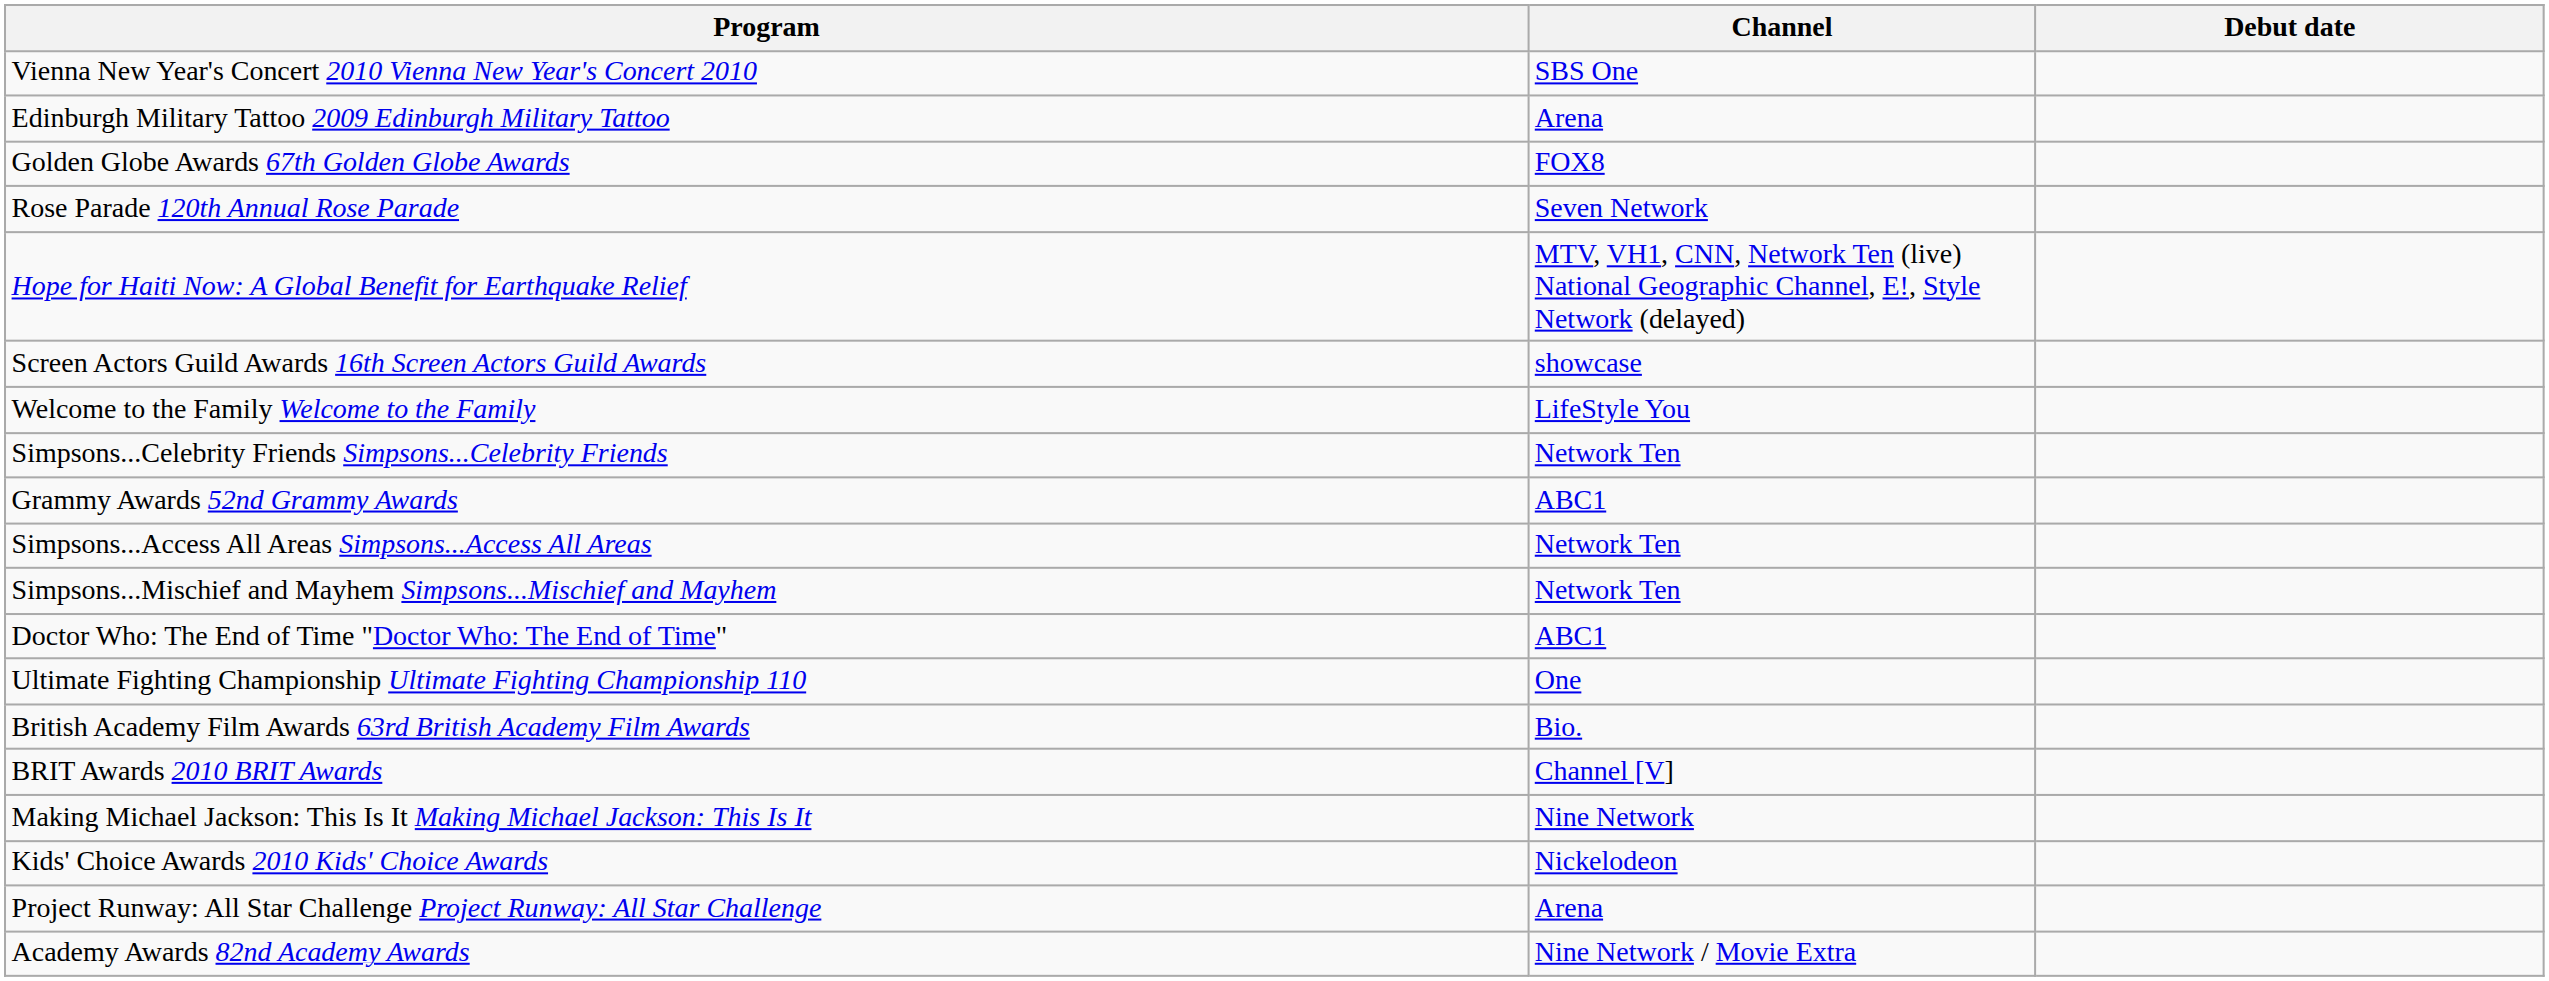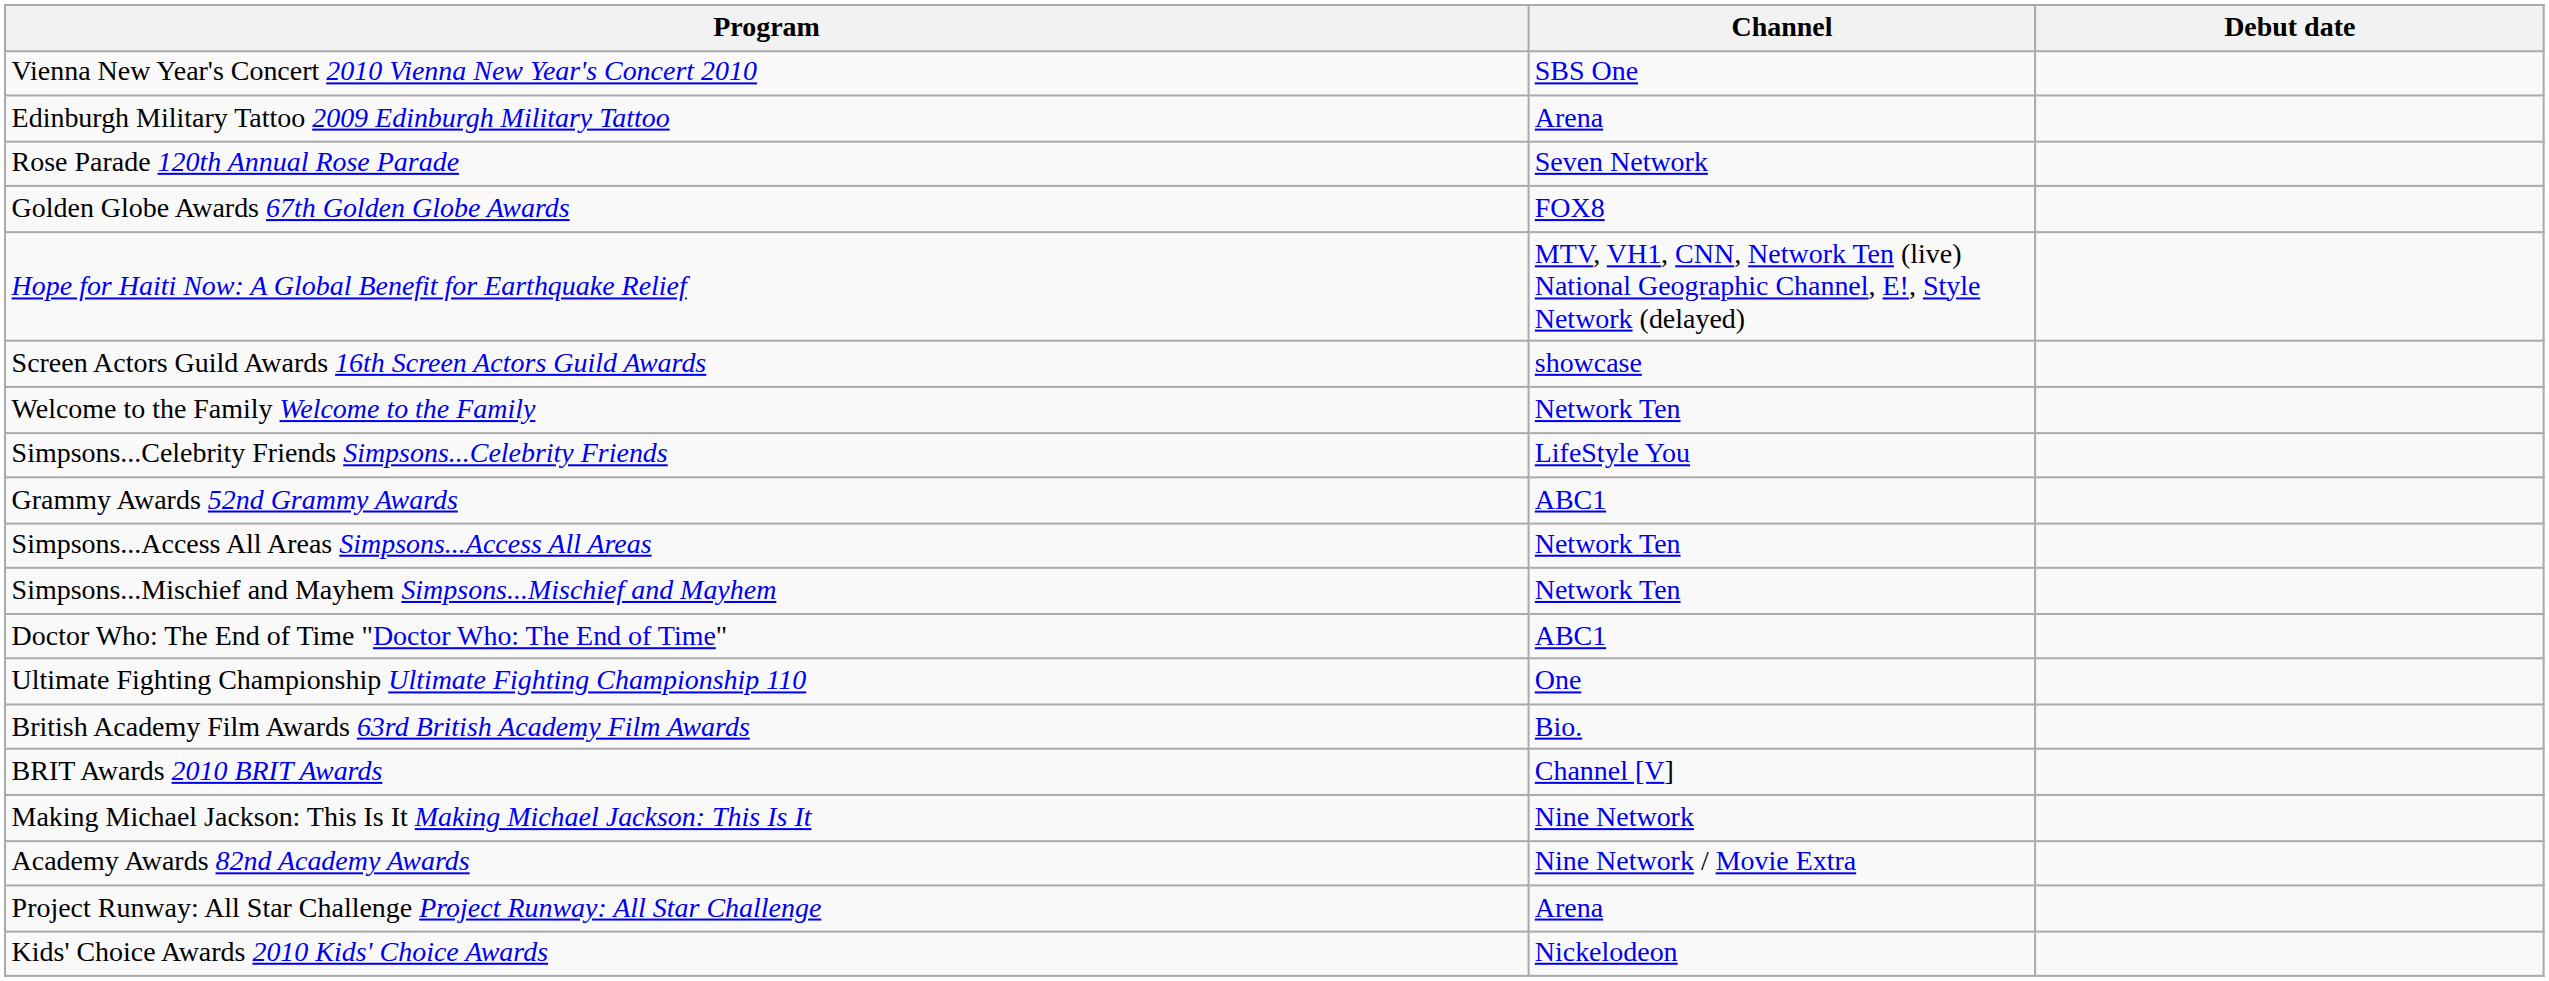rows swapped: (235, 208) <-> (291, 163)
(1612, 408) LifeStyle You -> (1608, 408) Network Ten
(1608, 454) Network Ten -> (1612, 454) LifeStyle You
rows swapped: (241, 953) <-> (280, 862)
